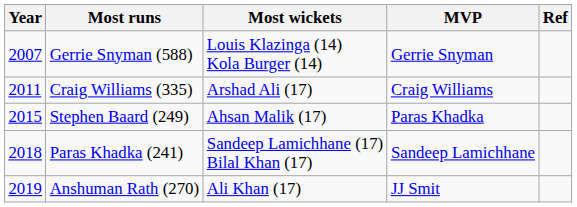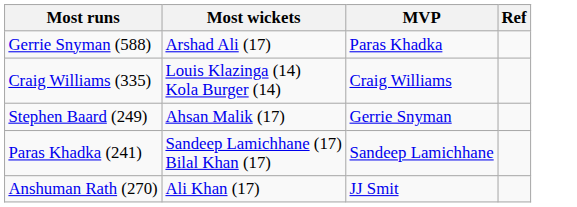- column: (25, 17)
(274, 53) Louis Klazinga (14) Kola Burger (14) -> (218, 44) Arshad Ali (17)
(442, 53) Gerrie Snyman -> (396, 44) Paras Khadka
(260, 90) Arshad Ali (17) -> (233, 80) Louis Klazinga (14) Kola Burger (14)
(437, 116) Paras Khadka -> (401, 116) Gerrie Snyman
